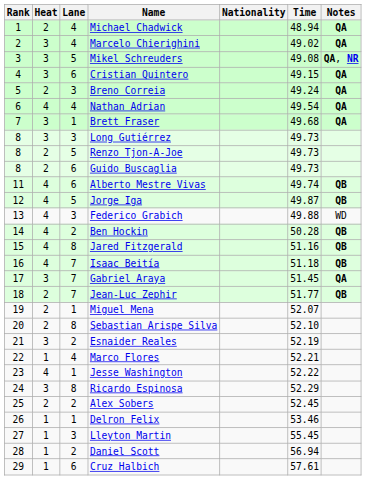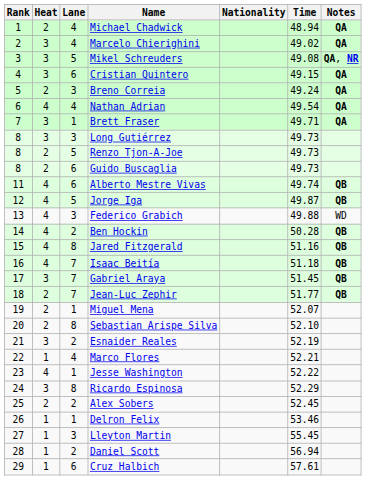(305, 122) 49.68 -> (305, 122) 49.71
(341, 279) QA -> (341, 279) QB
